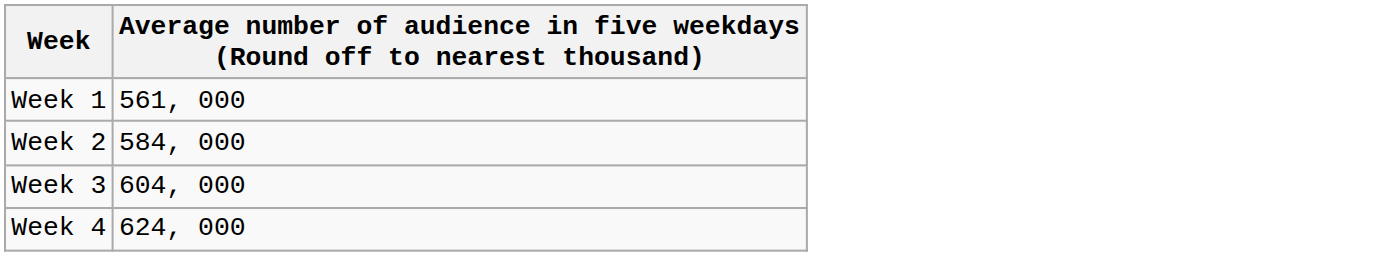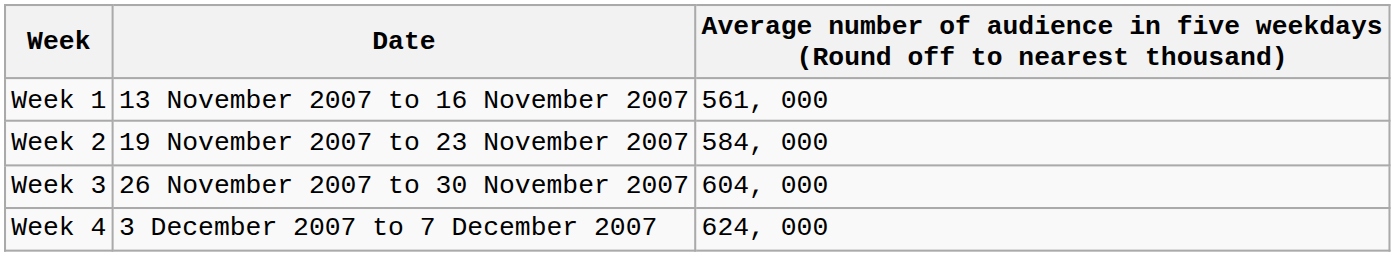+ column: (404, 42)
